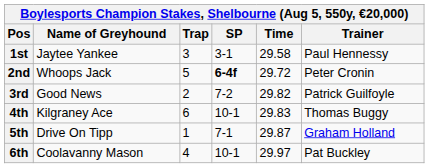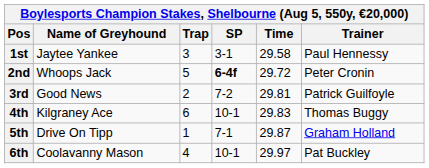(275, 93) 29.82 -> (275, 93) 29.81
